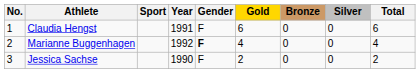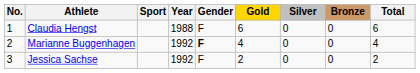columns swapped: (348, 12) <-> (303, 12)
(182, 28) 1991 -> (182, 28) 1988
(182, 60) 1990 -> (182, 60) 1992
